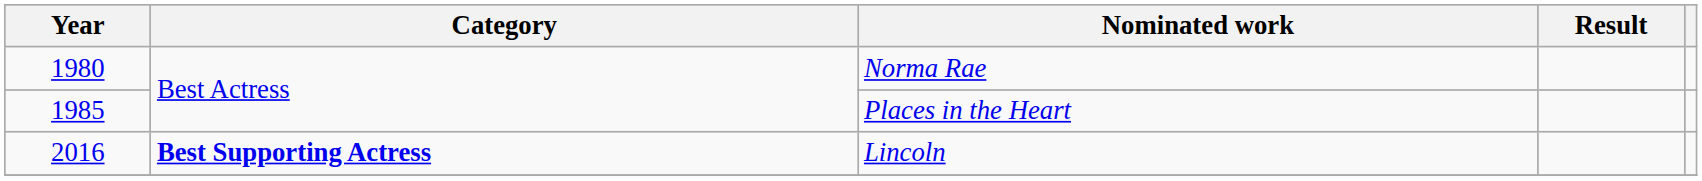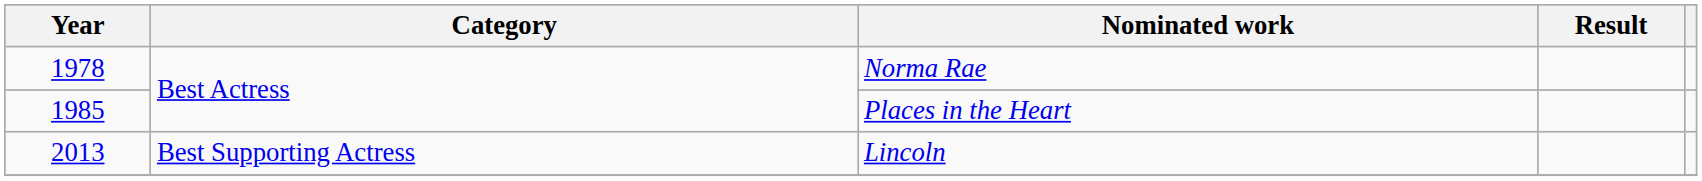(78, 68) 1980 -> (78, 68) 1978
(78, 152) 2016 -> (78, 152) 2013
(294, 152) bold -> (286, 152) normal
